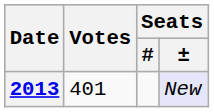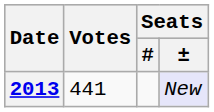(88, 89) 401 -> (88, 89) 441
